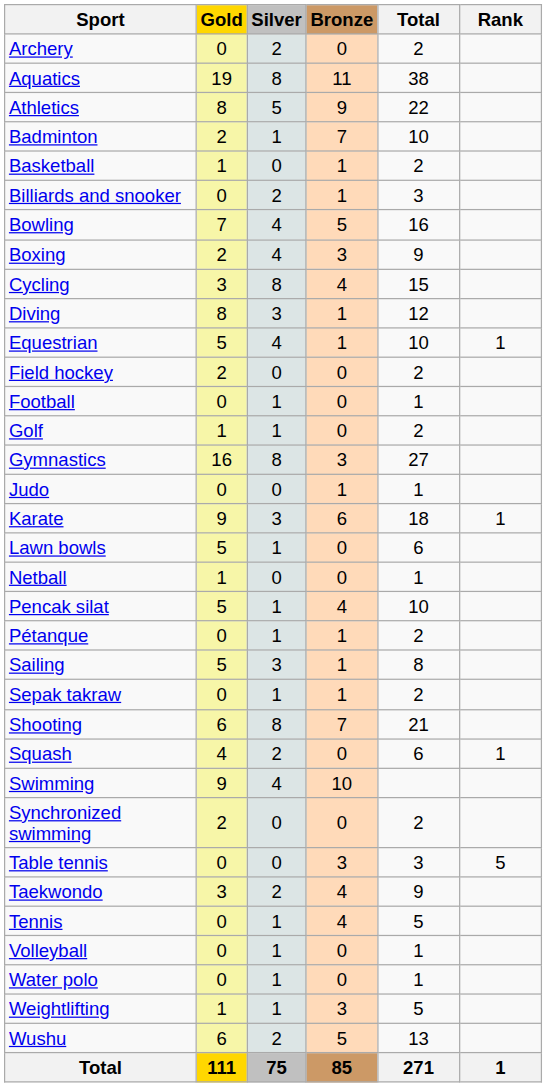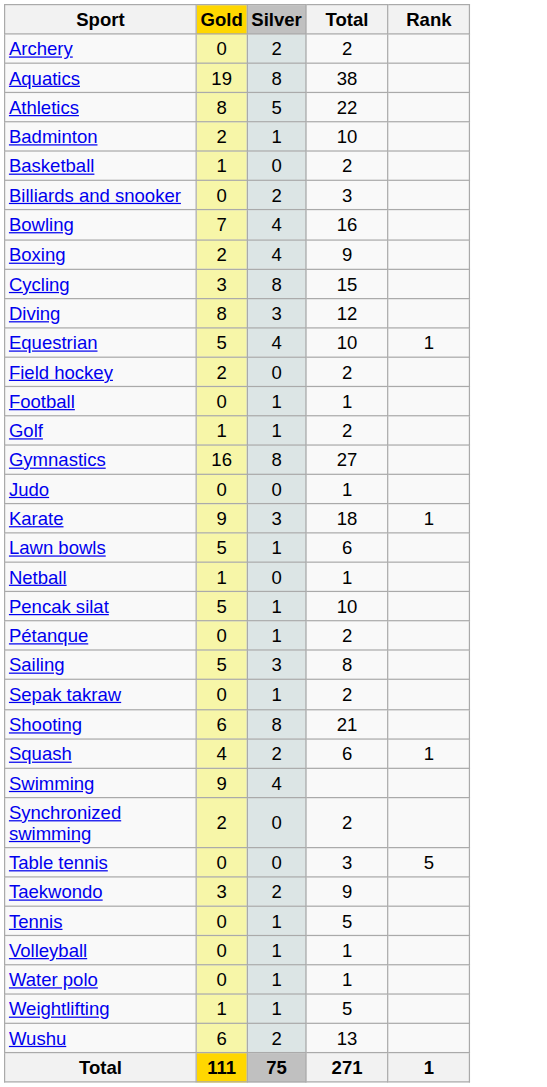- column: (342, 19)
